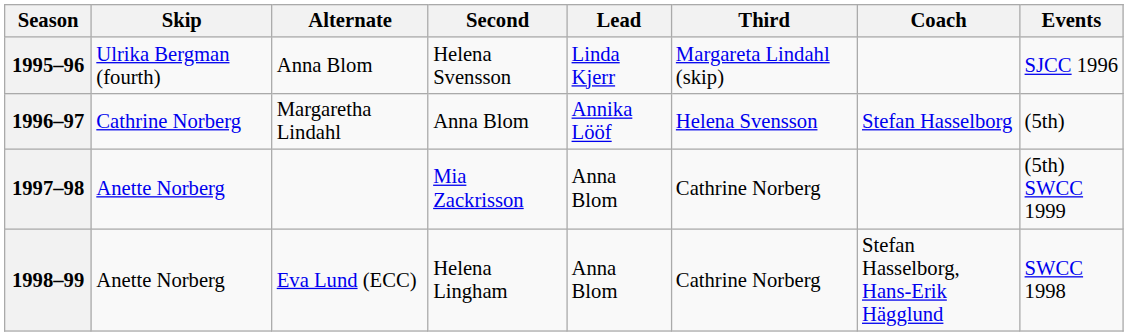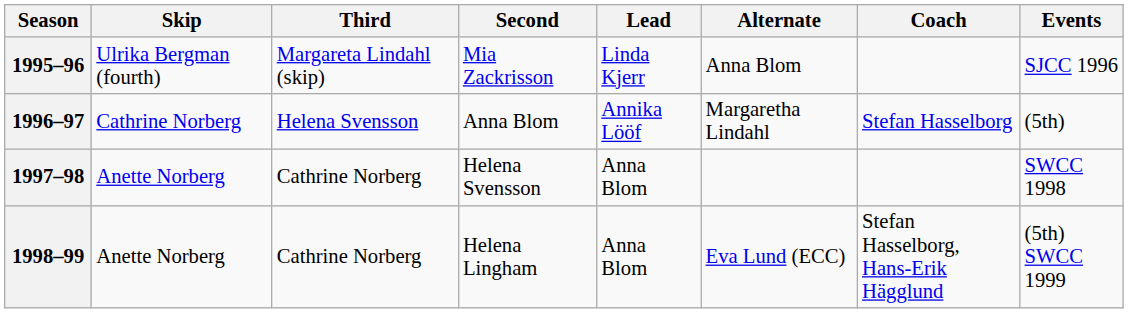columns swapped: (764, 20) <-> (350, 20)
(472, 65) Helena Svensson -> (508, 65) Mia Zackrisson
(478, 188) Mia Zackrisson -> (502, 177) Helena Svensson
(1054, 188) (5th) SWCC 1999 -> (1054, 177) SWCC 1998
(1054, 279) SWCC 1998 -> (1054, 256) (5th) SWCC 1999
